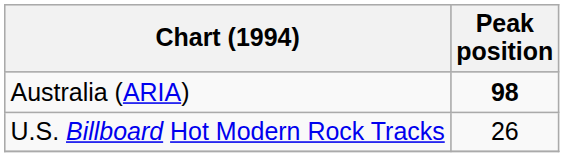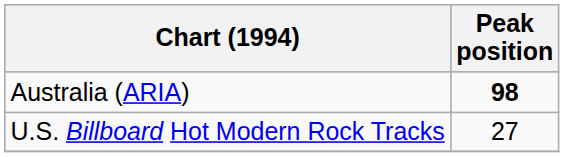(505, 131) 26 -> (505, 131) 27
